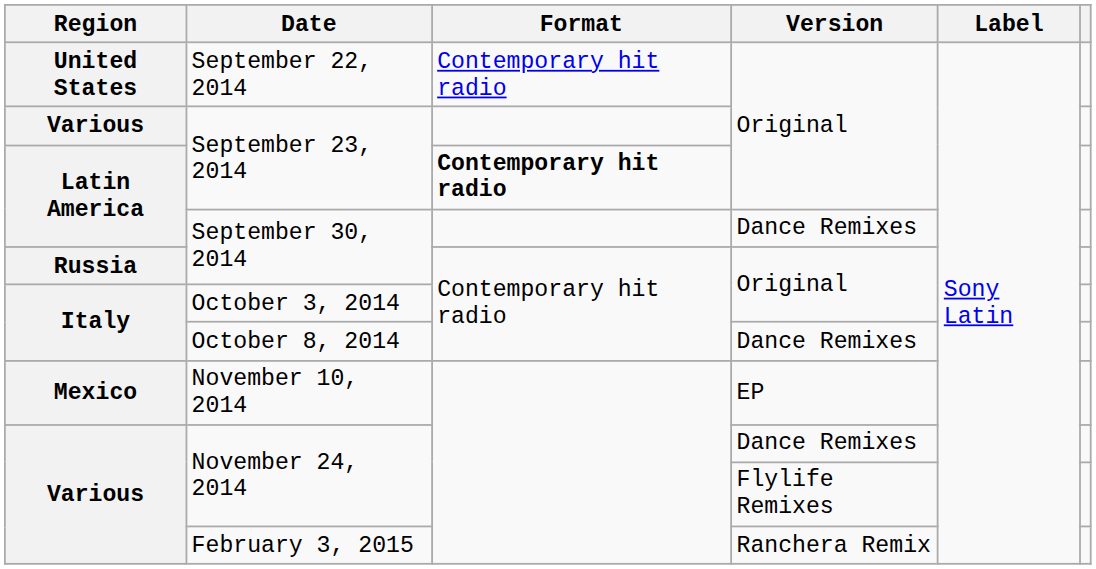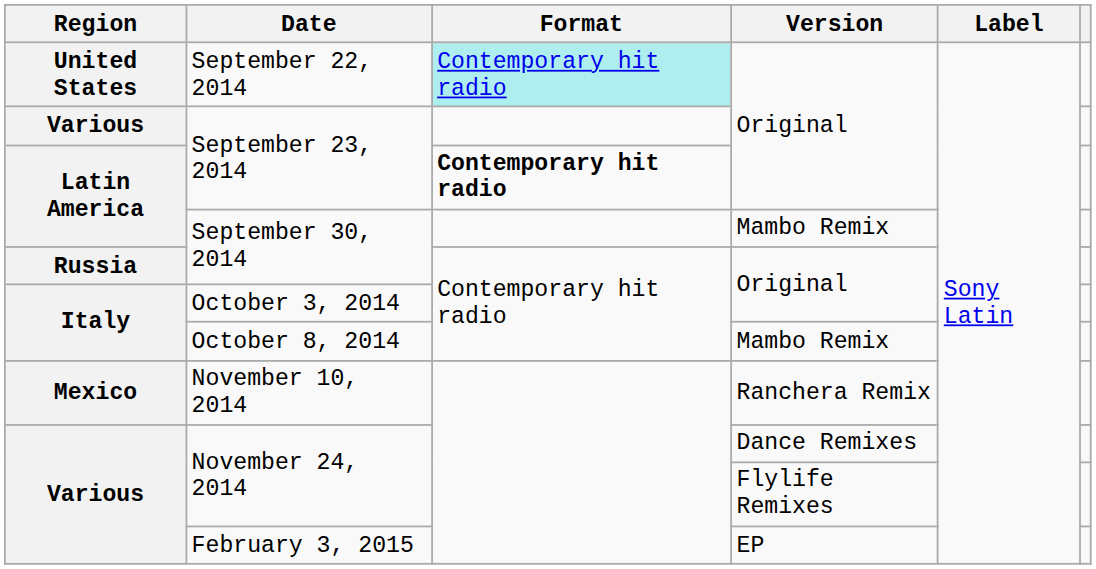(548, 75) no background -> (548, 75) paleturquoise background
(827, 228) Dance Remixes -> (813, 228) Mambo Remix
(827, 341) Dance Remixes -> (813, 341) Mambo Remix
(750, 392) EP -> (834, 392) Ranchera Remix
(834, 545) Ranchera Remix -> (750, 545) EP
